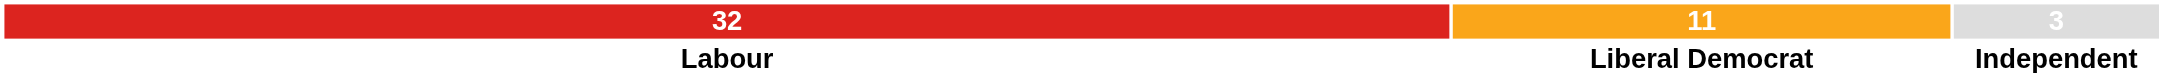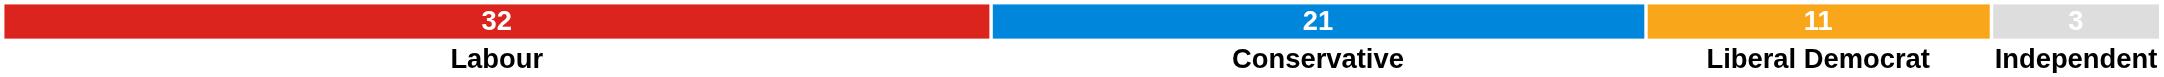+ column: (1318, 21)
